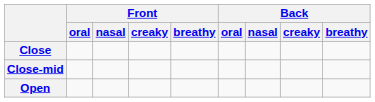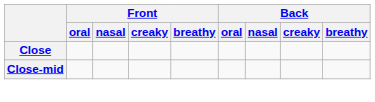- row: (35, 87)
